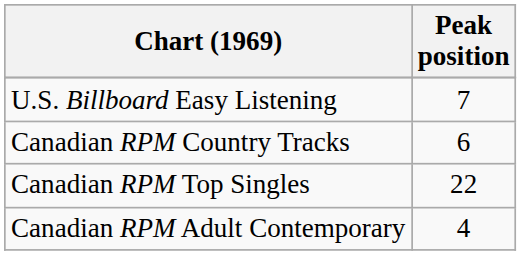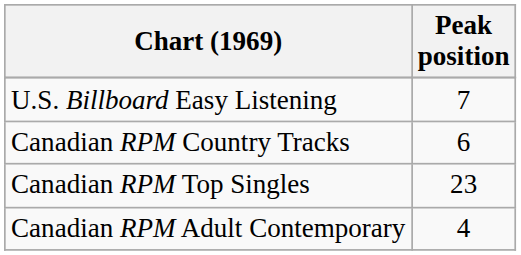(464, 185) 22 -> (464, 185) 23
